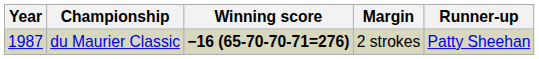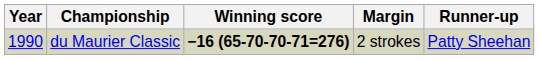(26, 41) 1987 -> (26, 41) 1990
